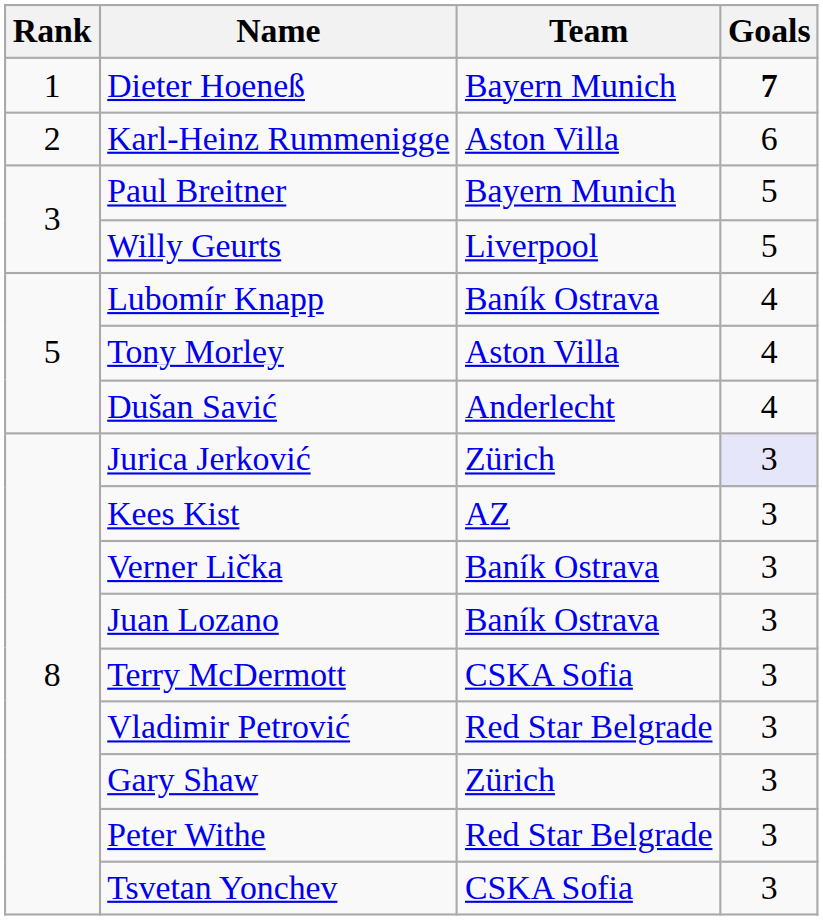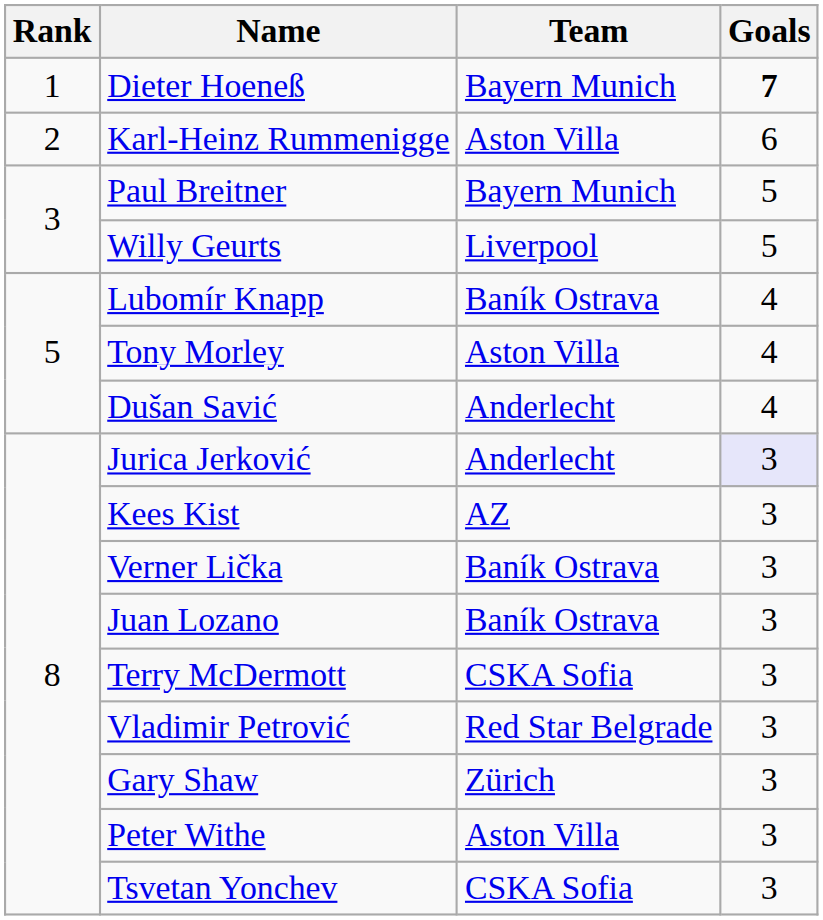(510, 459) Zürich -> (540, 459) Anderlecht
(589, 834) Red Star Belgrade -> (542, 834) Aston Villa
